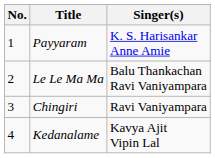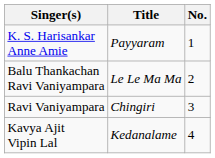columns swapped: (17, 14) <-> (158, 14)
